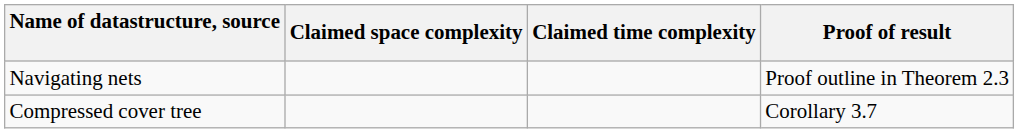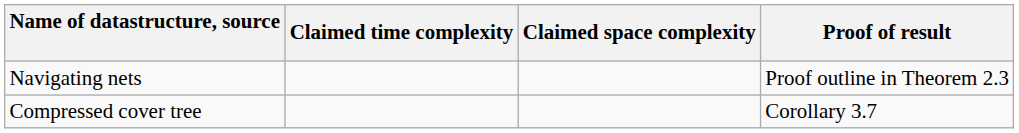columns swapped: (644, 32) <-> (406, 32)
